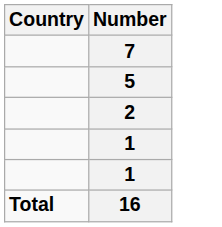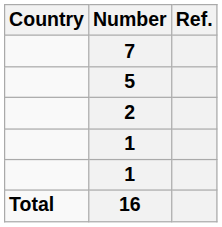+ column: (194, 19)
